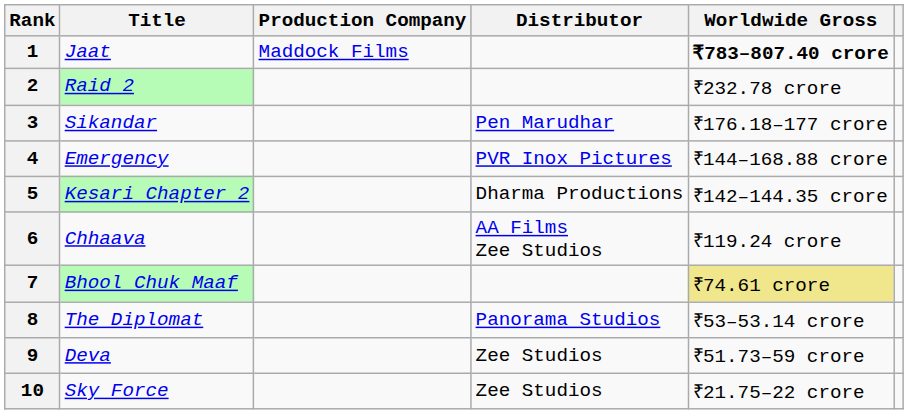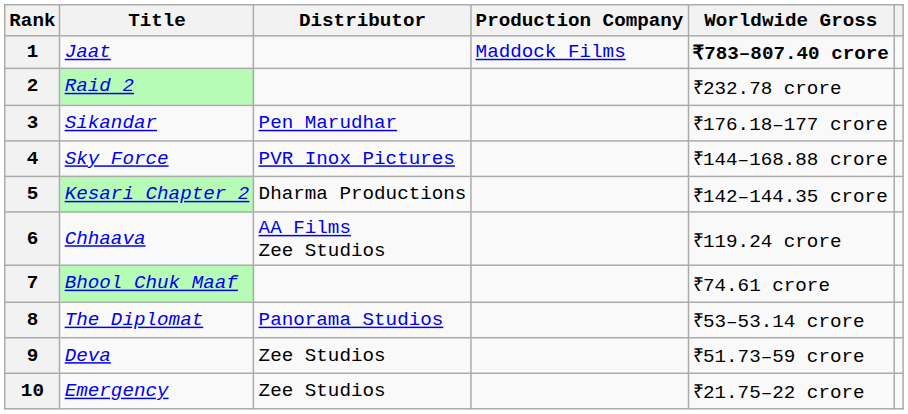columns swapped: (363, 20) <-> (580, 20)
(117, 158) Emergency -> (117, 158) Sky Force
(761, 286) khaki background -> (761, 286) no background
(117, 391) Sky Force -> (117, 391) Emergency
